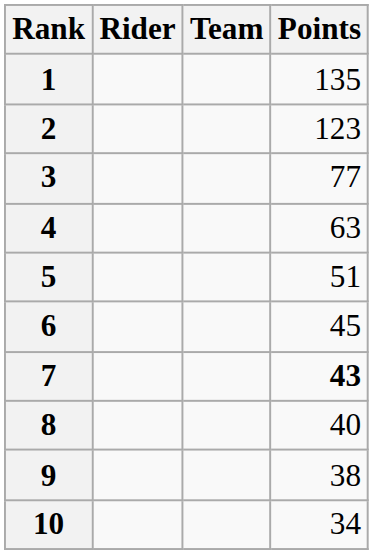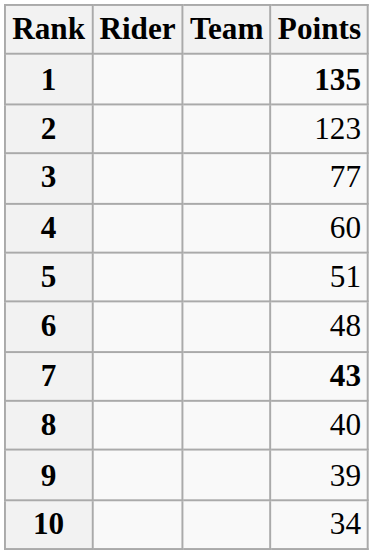(338, 78) normal -> (338, 78) bold
(345, 227) 63 -> (345, 227) 60
(345, 326) 45 -> (345, 326) 48
(345, 474) 38 -> (345, 474) 39
